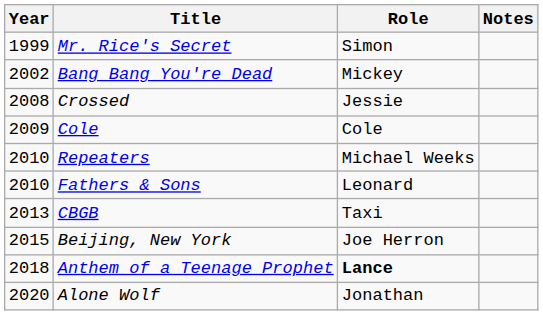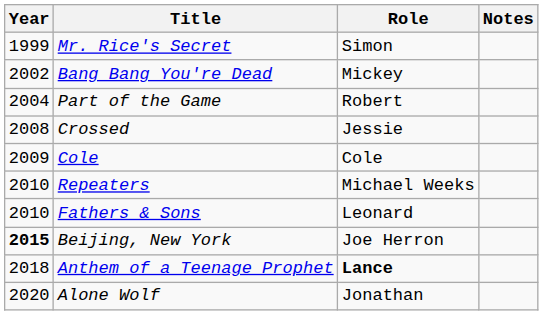+ row: (139, 102)
- row: (78, 213)
(29, 241) normal -> (29, 241) bold
